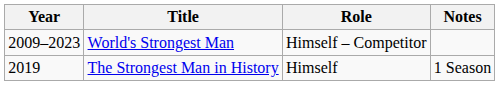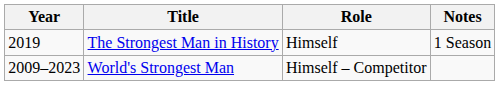rows swapped: (161, 42) <-> (183, 67)
